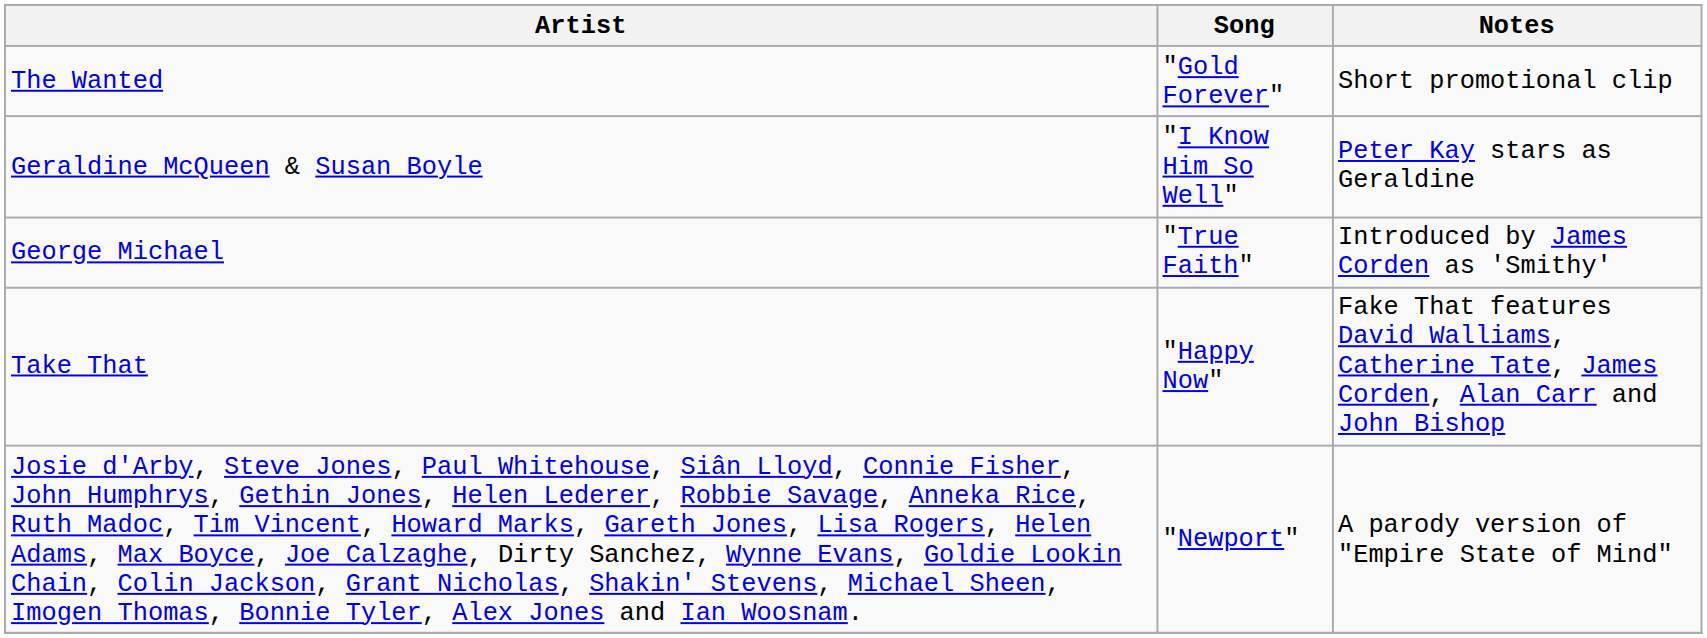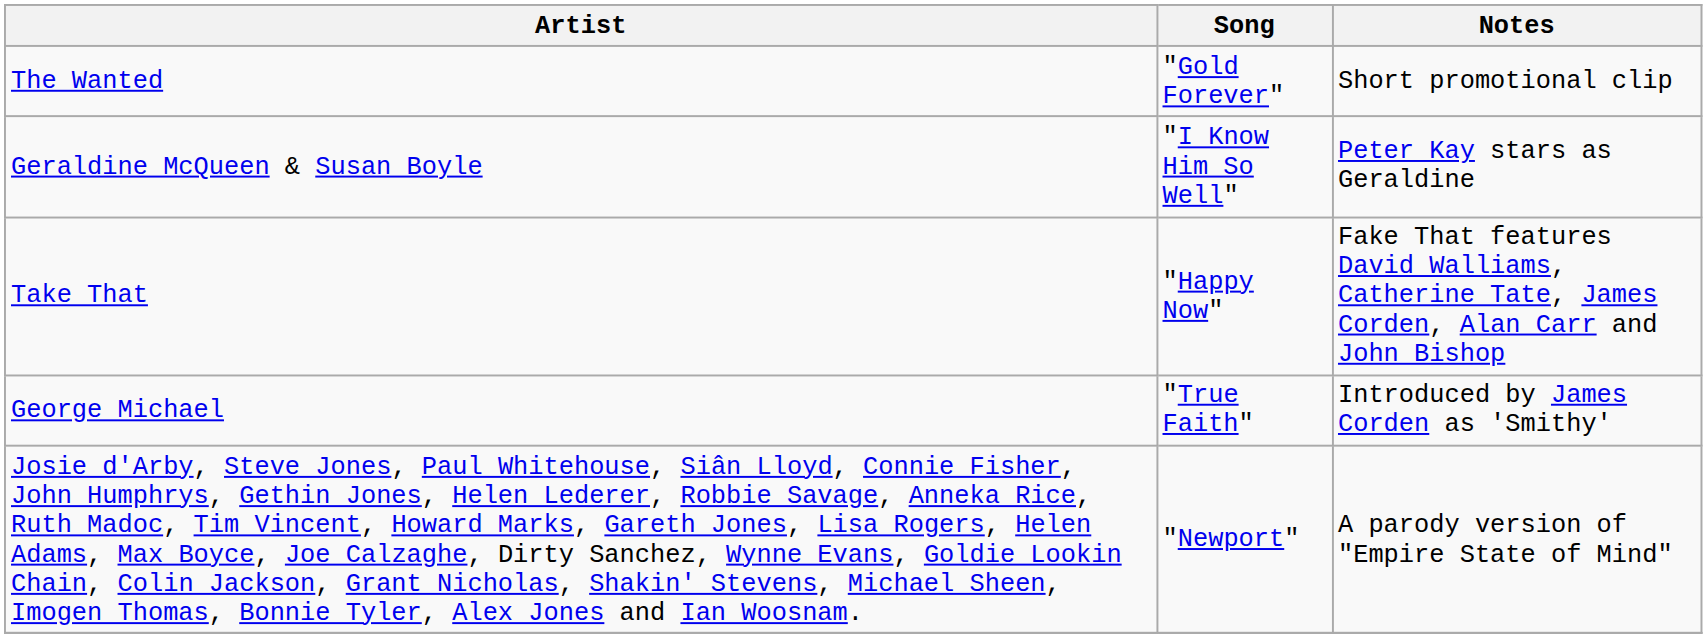rows swapped: (79, 366) <-> (117, 252)
